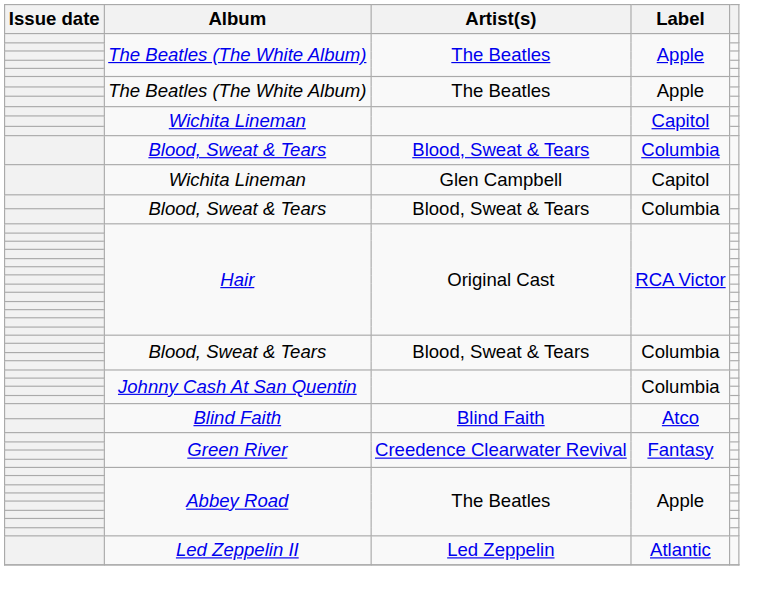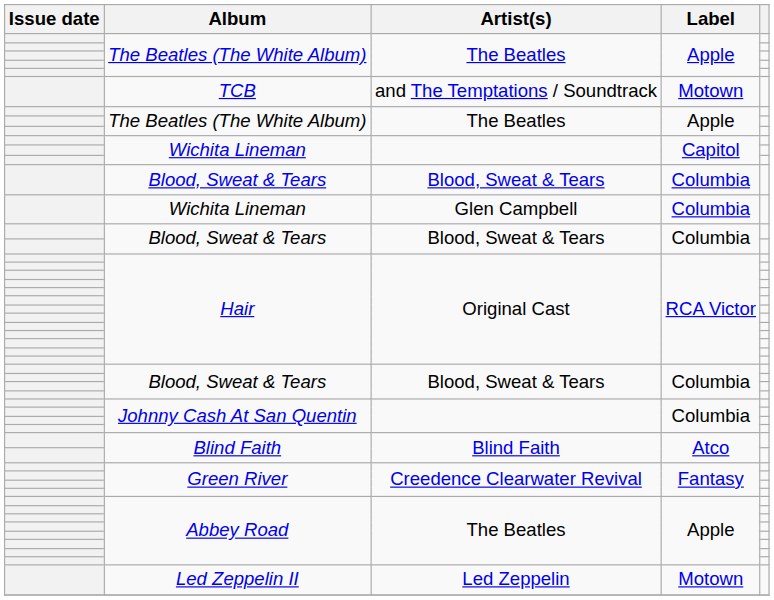+ row: (237, 91)
(680, 179) Capitol -> (711, 209) Columbia
(680, 550) Atlantic -> (711, 579) Motown
